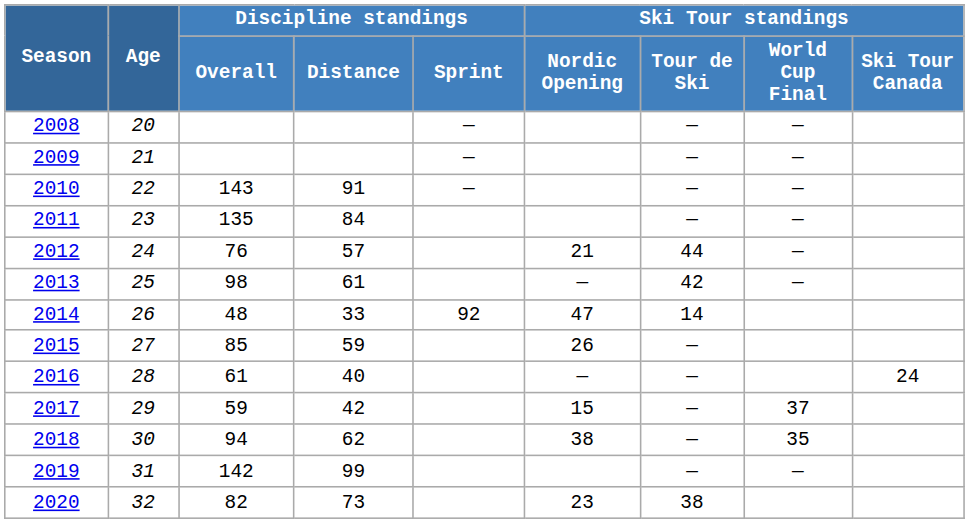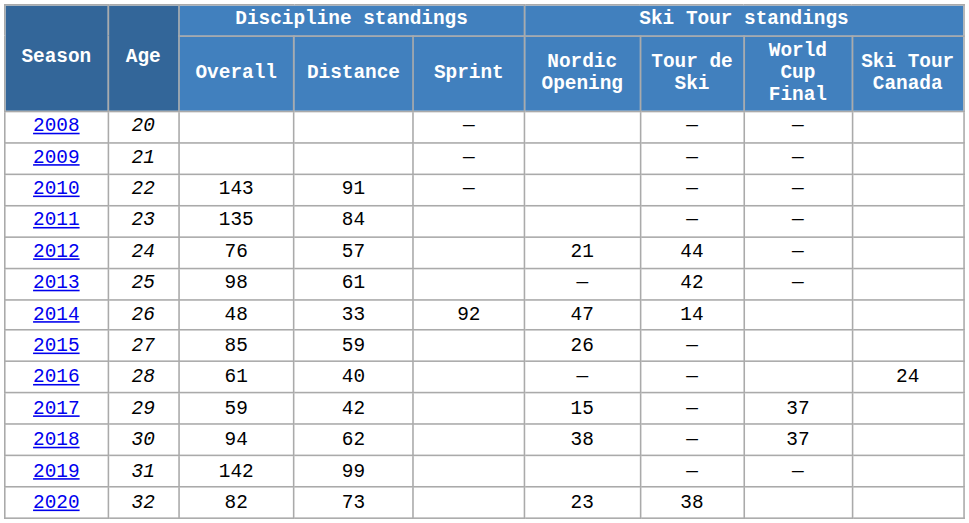(798, 440) 35 -> (798, 440) 37
